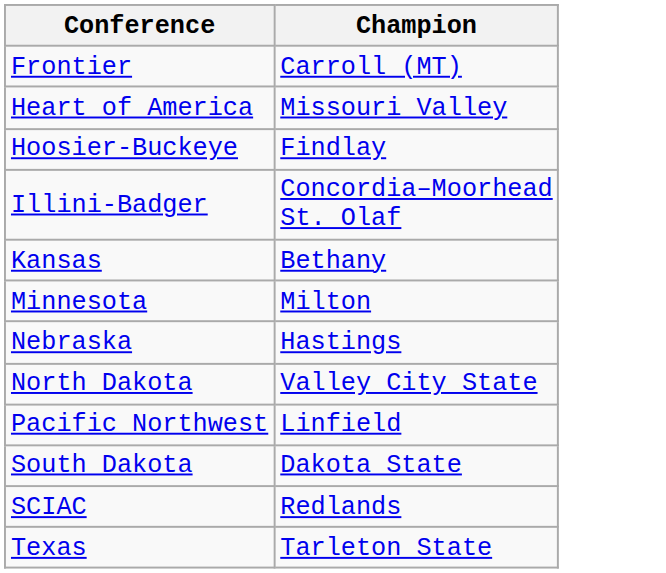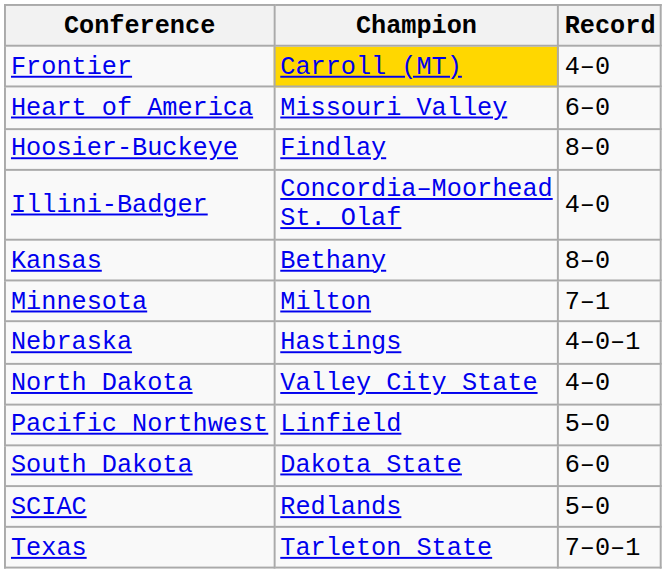+ column: (610, 26)
(371, 67) no background -> (371, 67) gold background
